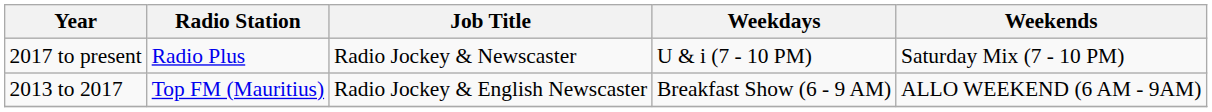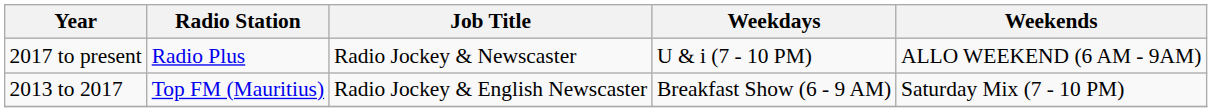(1013, 55) Saturday Mix (7 - 10 PM) -> (1051, 55) ALLO WEEKEND (6 AM - 9AM)
(1051, 89) ALLO WEEKEND (6 AM - 9AM) -> (1013, 89) Saturday Mix (7 - 10 PM)
